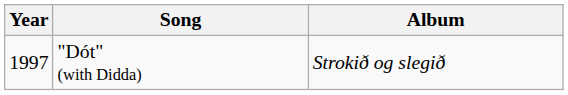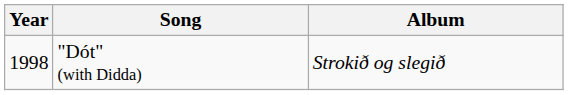(29, 62) 1997 -> (29, 62) 1998
